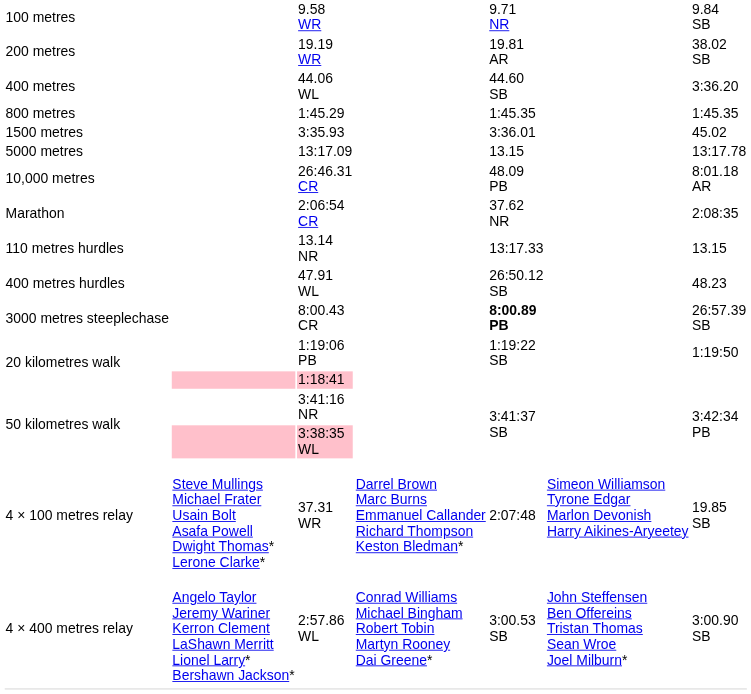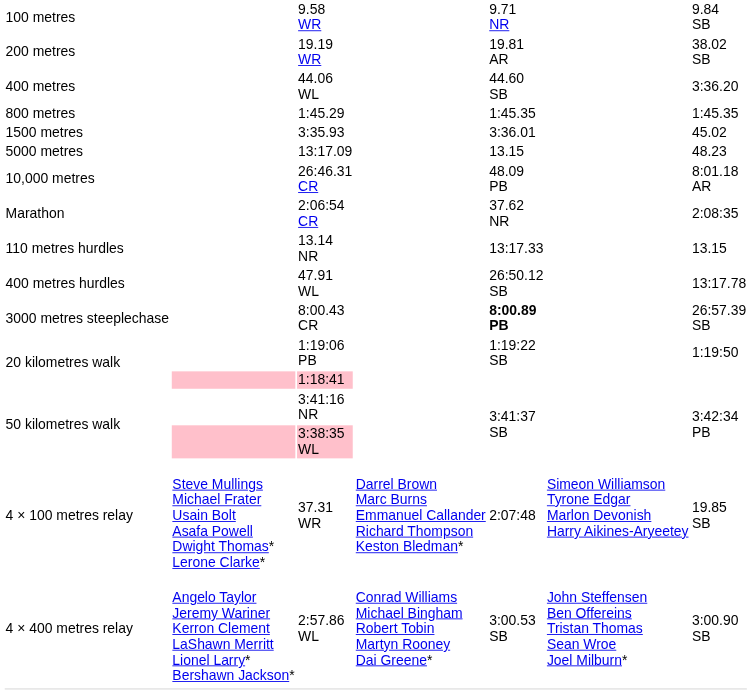(719, 152) 13:17.78 -> (709, 152) 48.23
(709, 283) 48.23 -> (719, 283) 13:17.78
